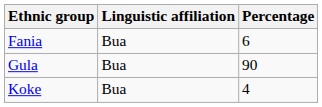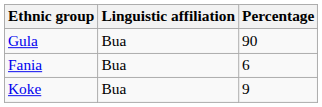rows swapped: (23, 65) <-> (25, 41)
(246, 89) 4 -> (246, 89) 9
